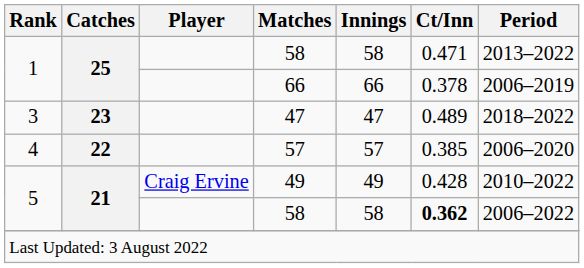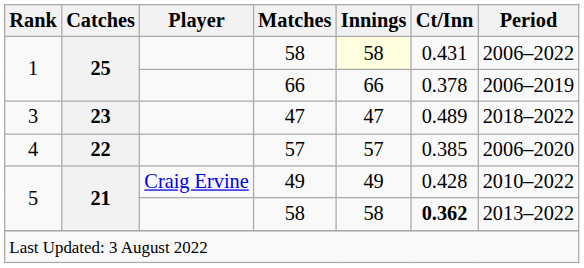(374, 52) no background -> (374, 52) lightyellow background
(445, 52) 0.471 -> (445, 52) 0.431
(528, 52) 2013–2022 -> (528, 52) 2006–2022
(528, 213) 2006–2022 -> (528, 213) 2013–2022
